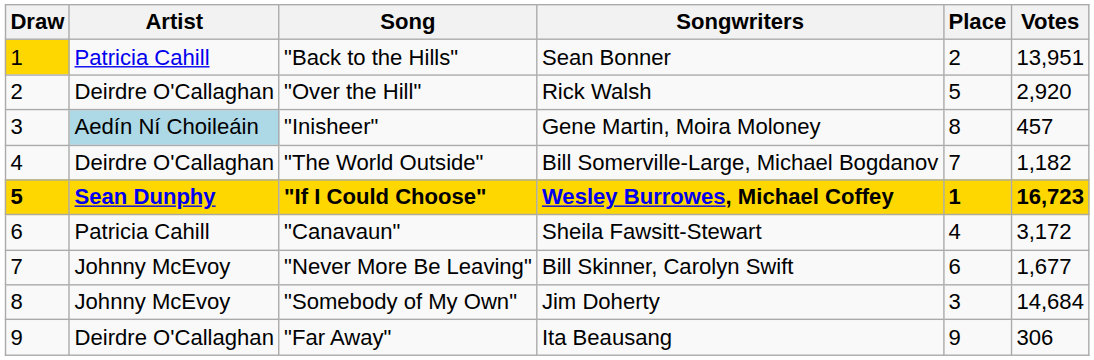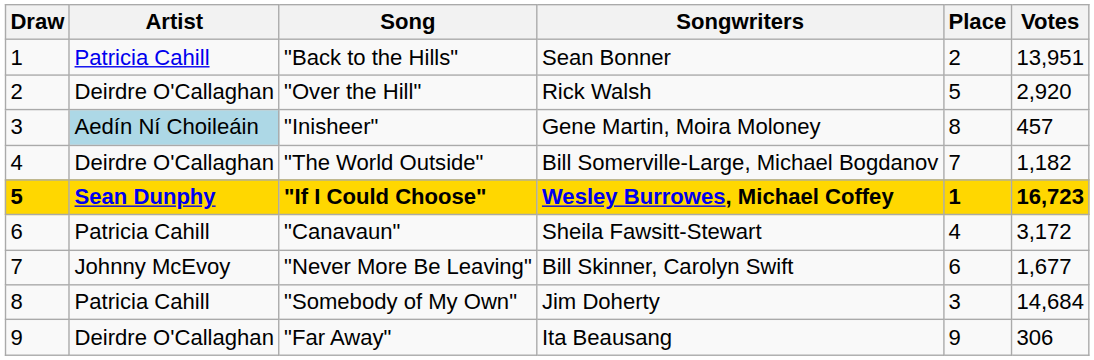(17, 57) gold background -> (17, 57) no background
(152, 302) Johnny McEvoy -> (142, 302) Patricia Cahill
